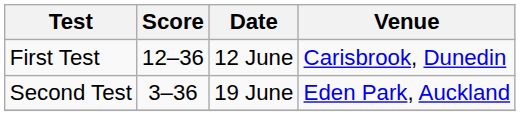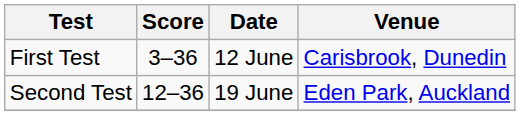(173, 57) 12–36 -> (173, 57) 3–36
(173, 92) 3–36 -> (173, 92) 12–36
